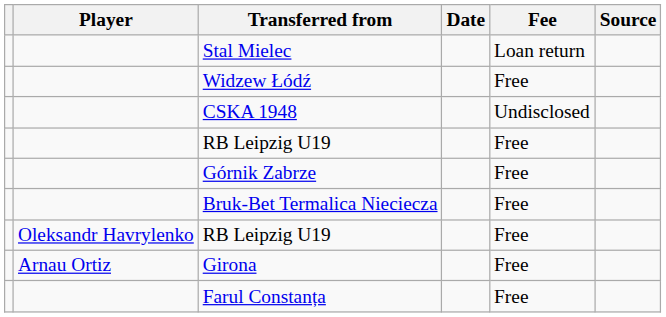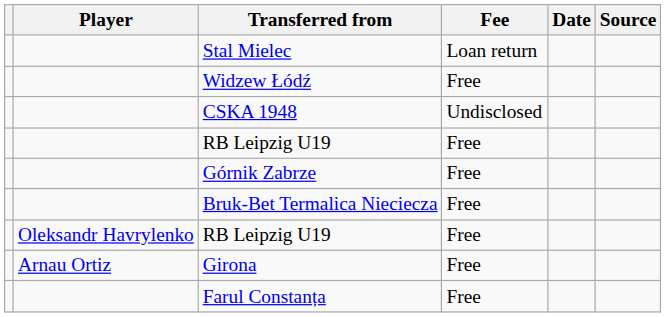columns swapped: (542, 19) <-> (466, 19)
